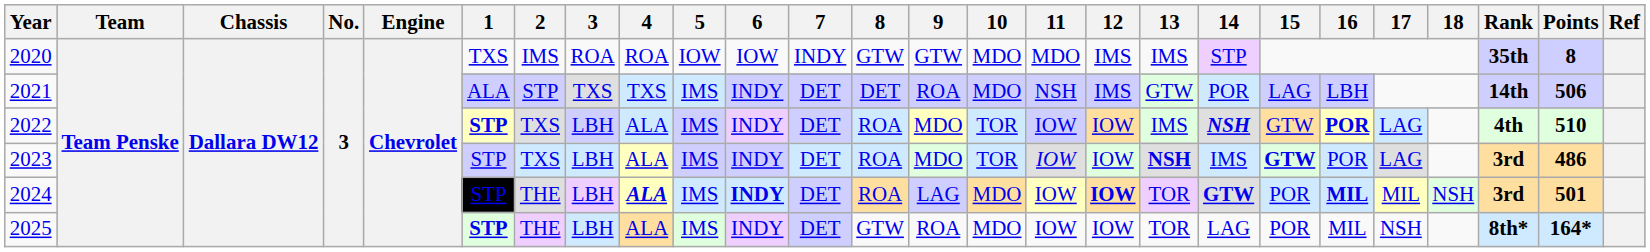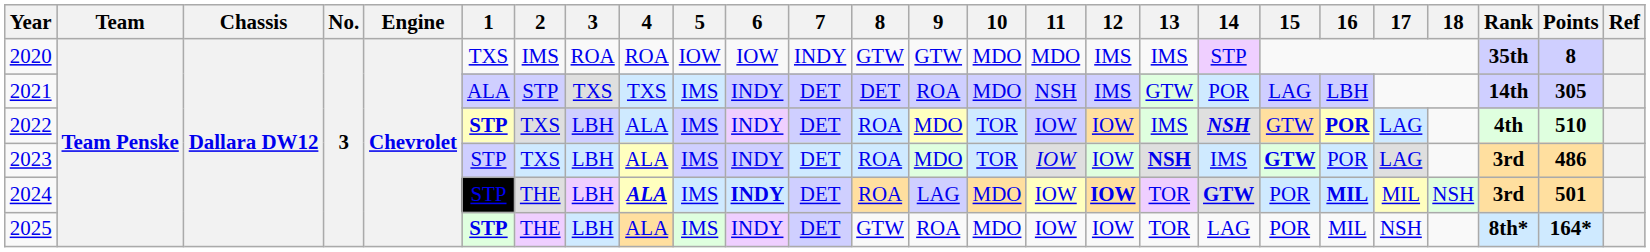(1571, 90) 506 -> (1571, 90) 305
